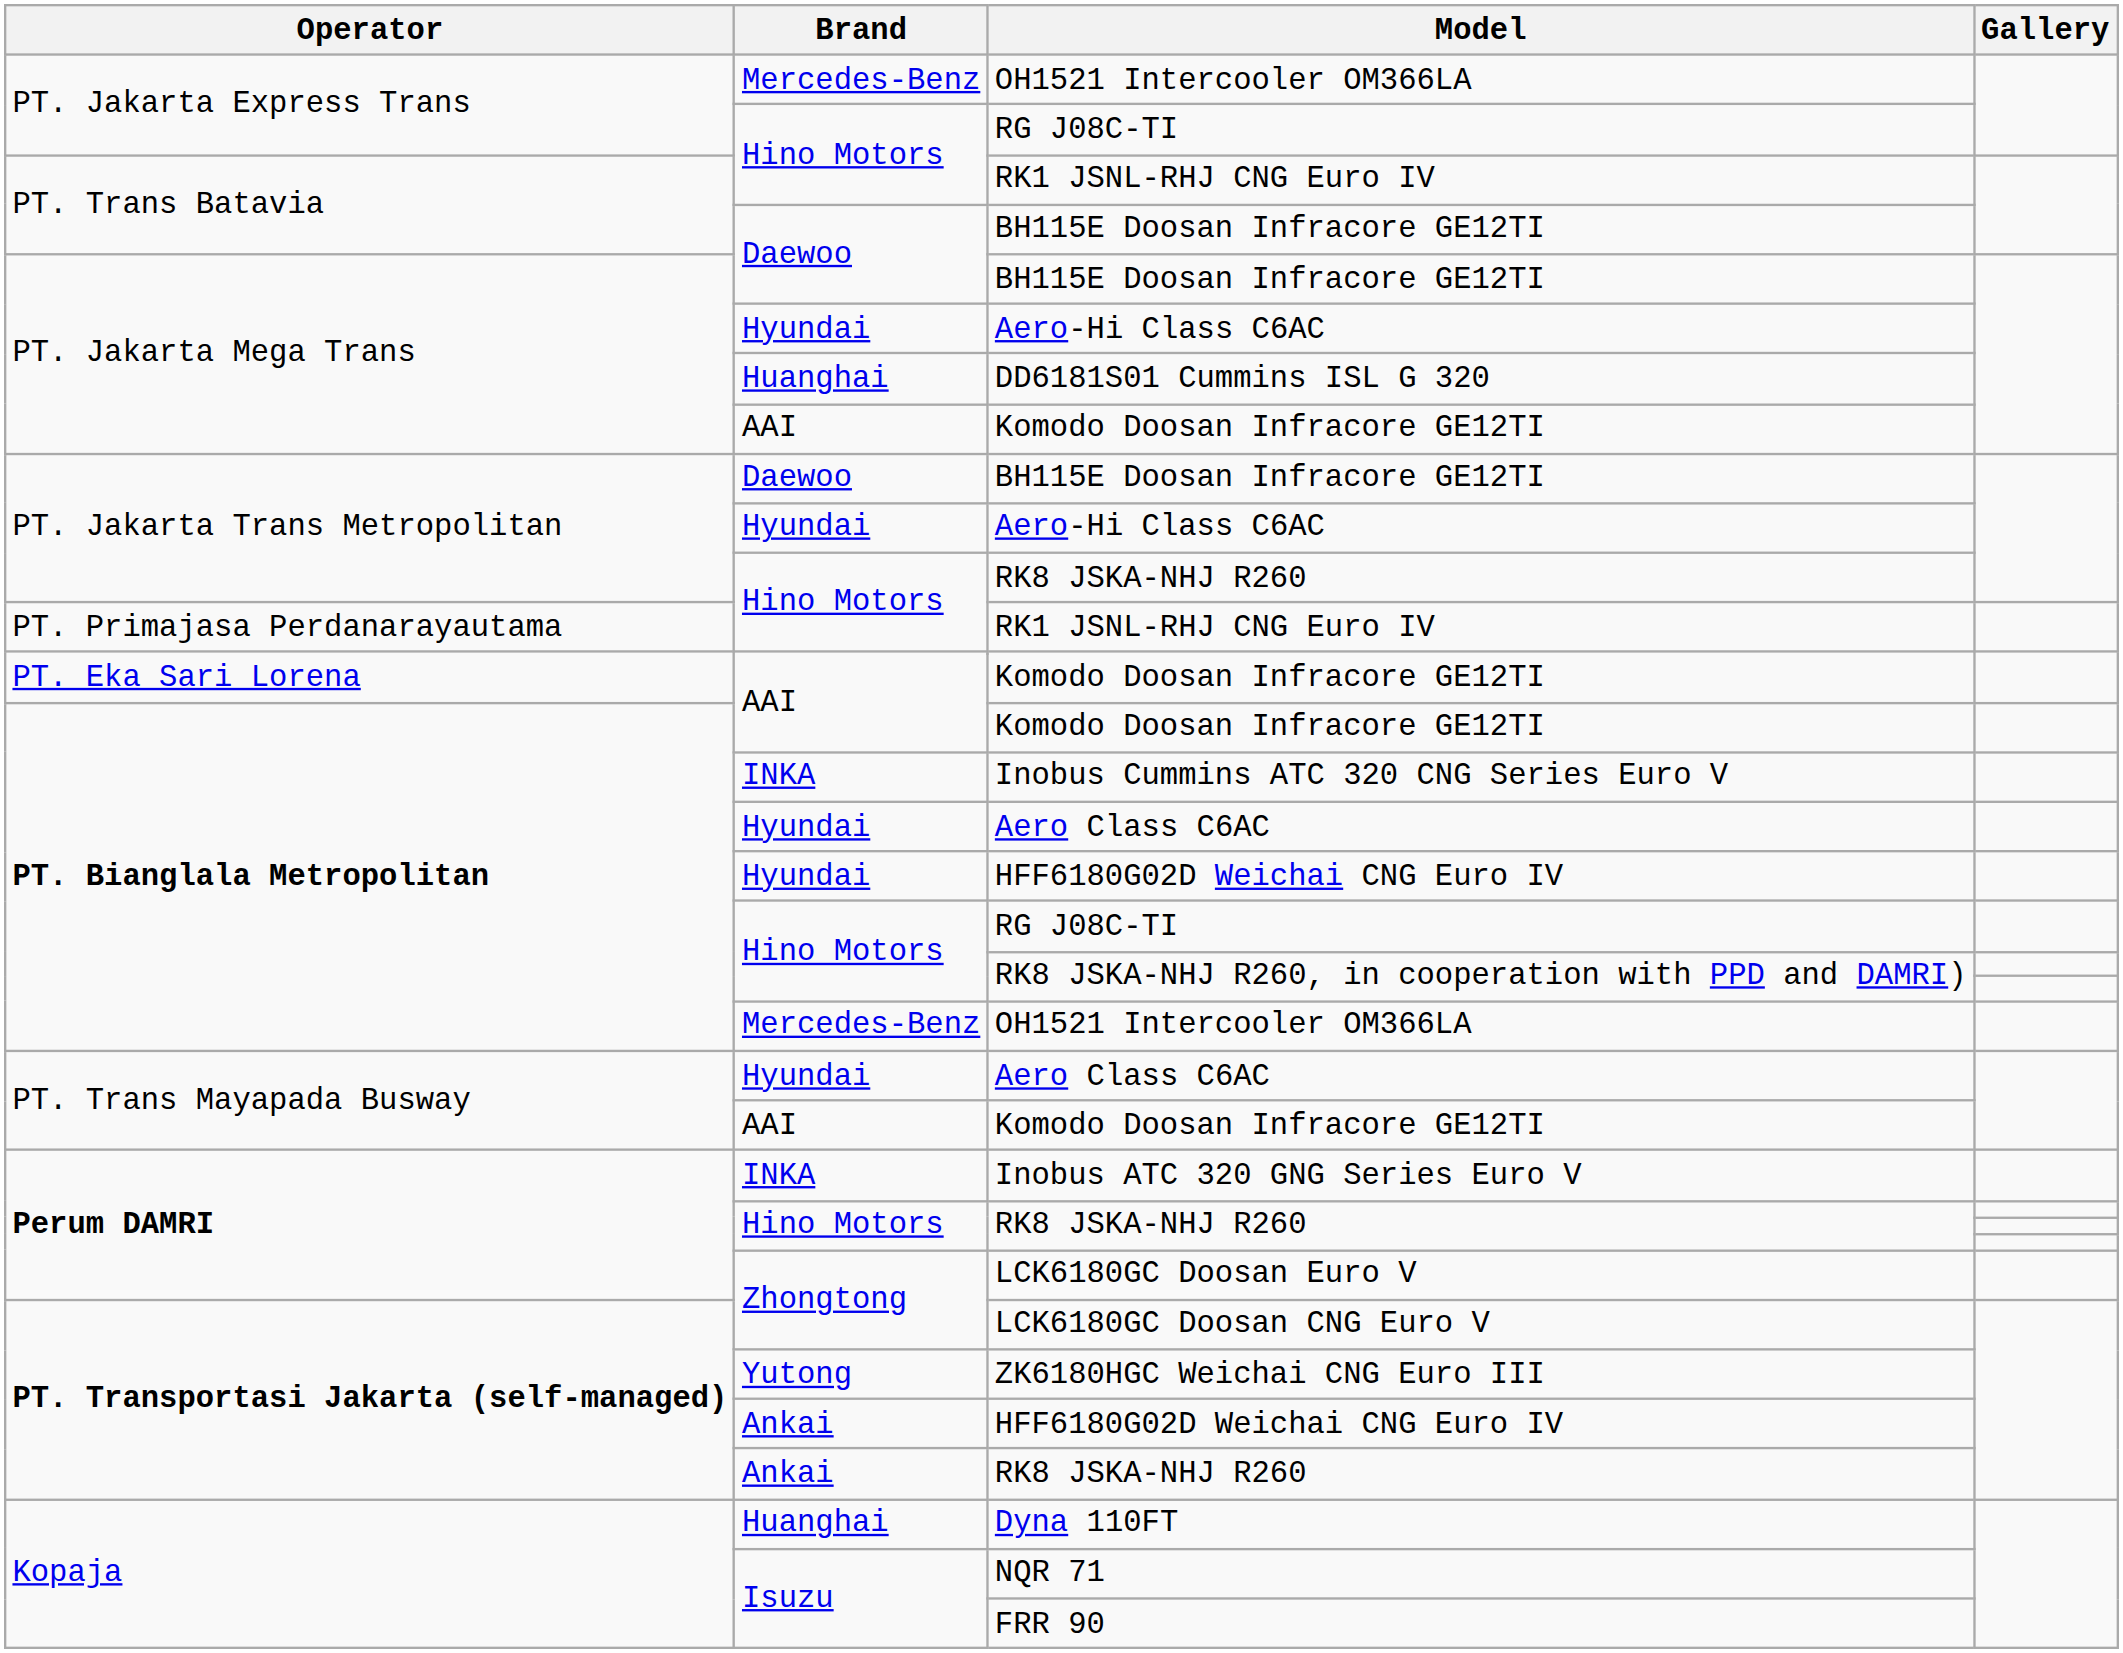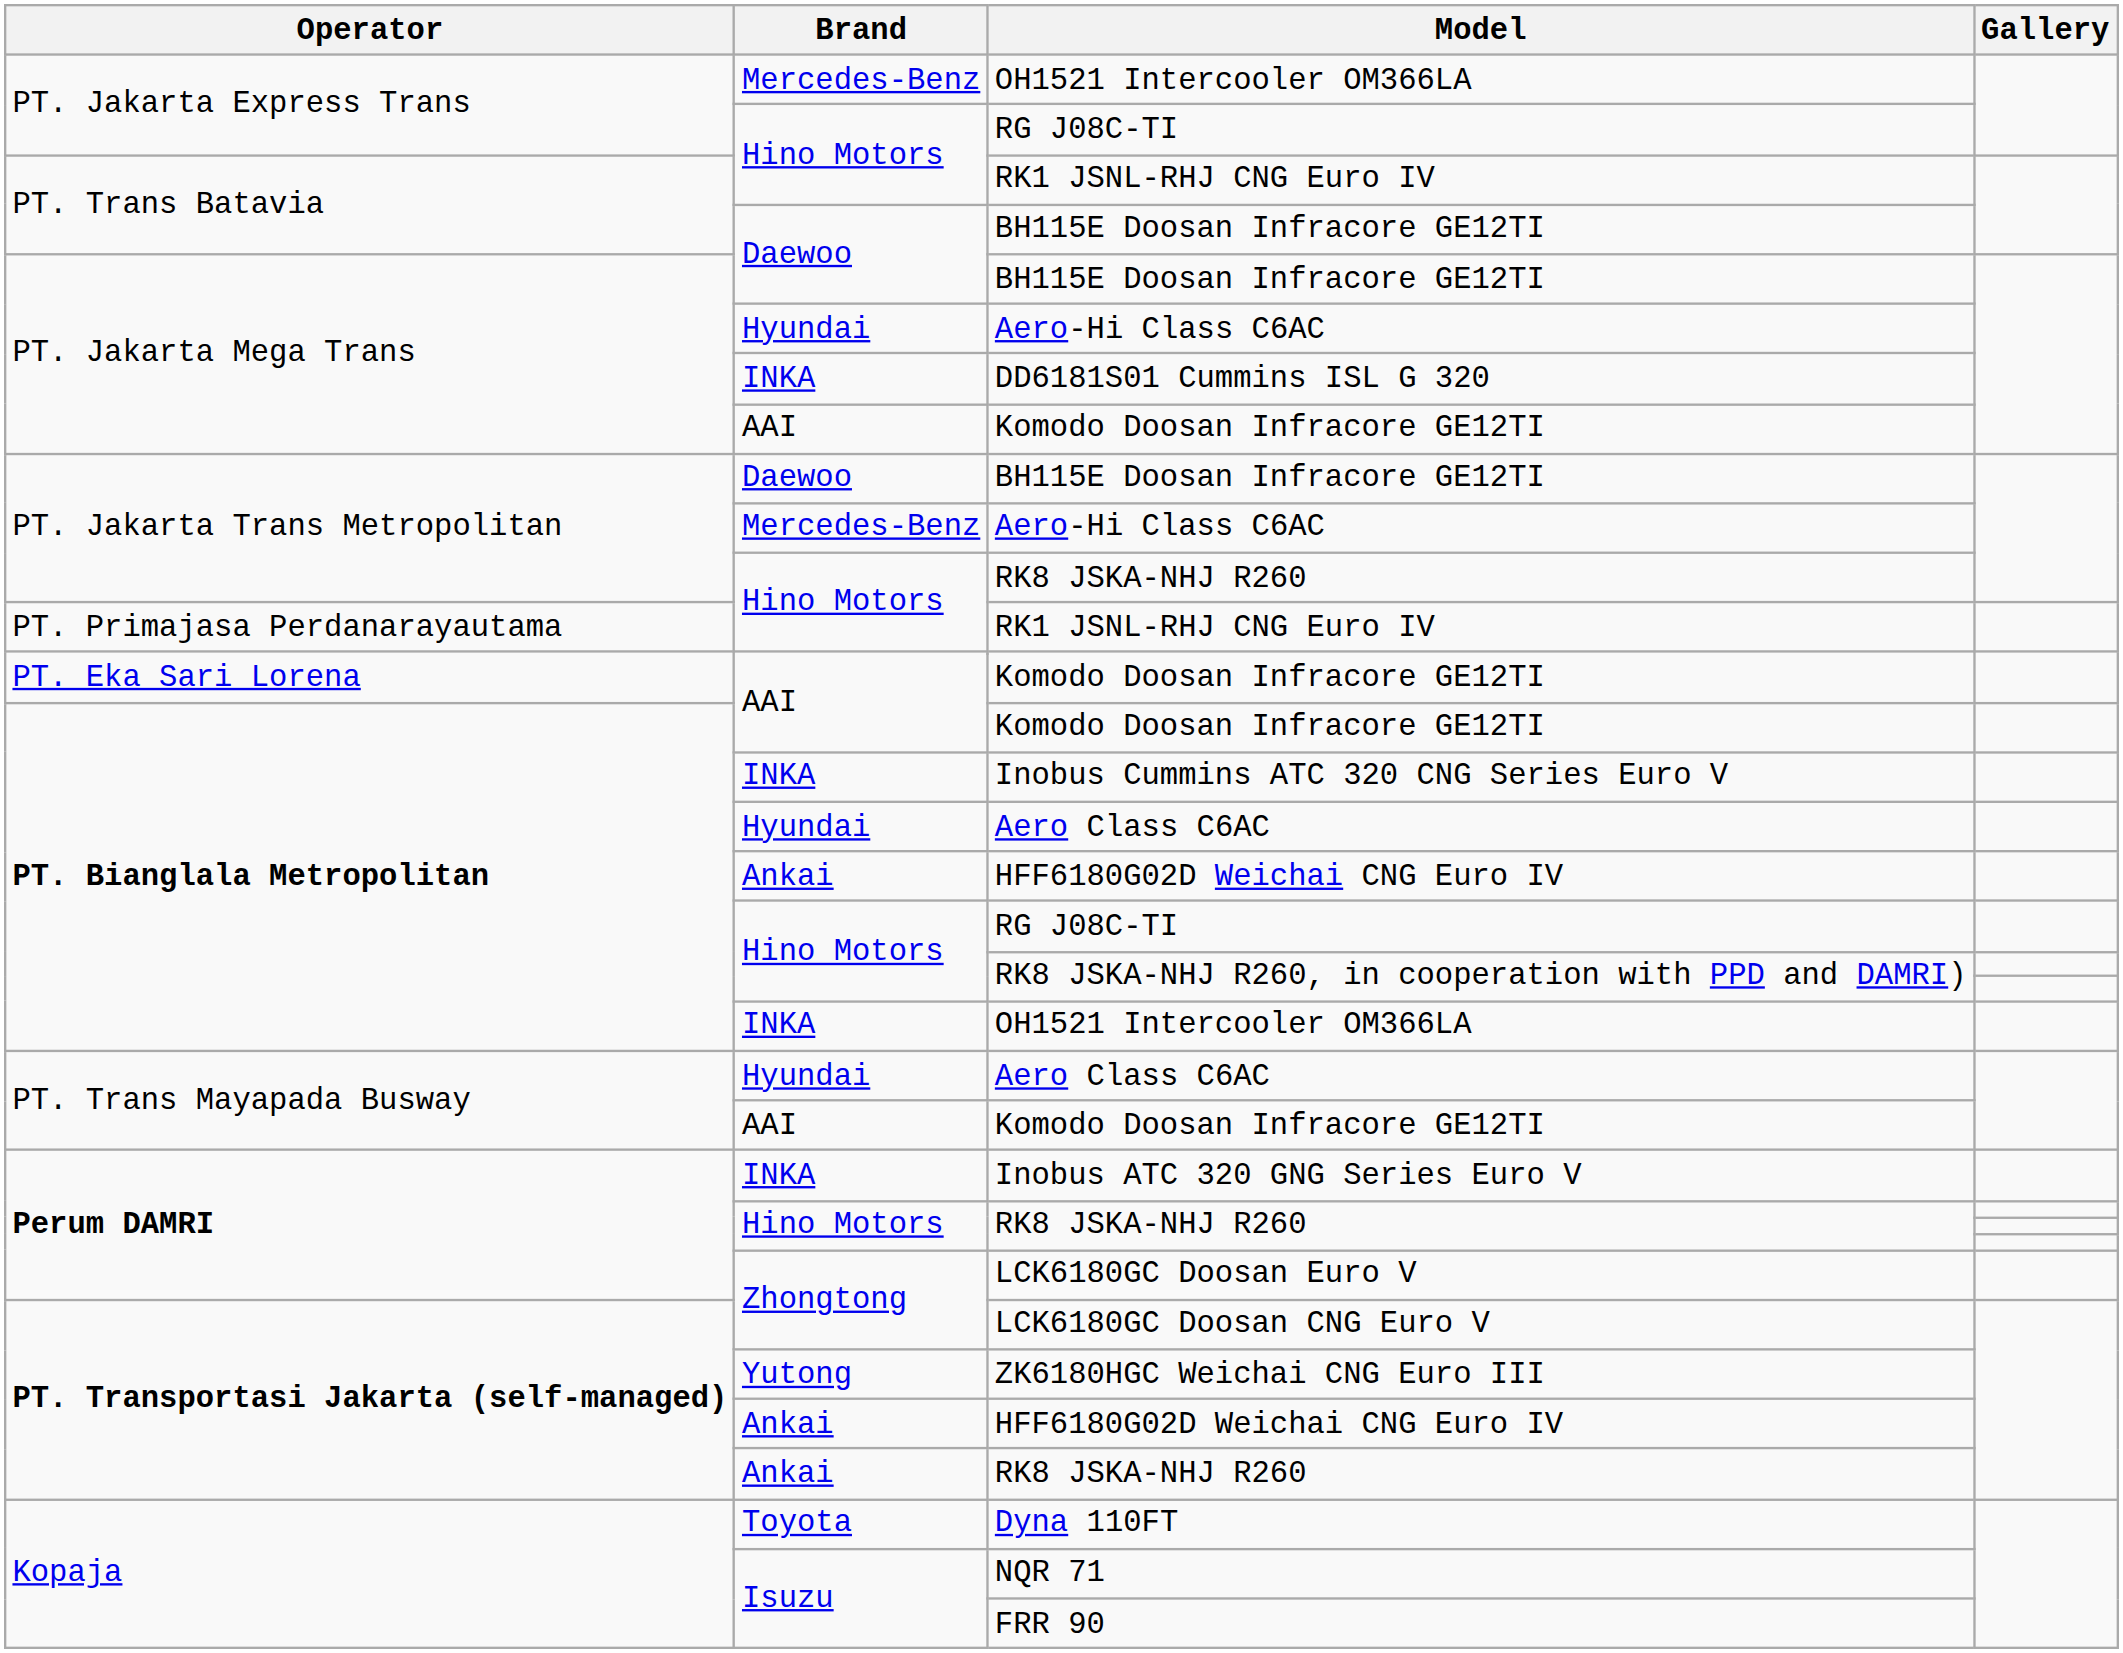(815, 379) Huanghai -> (779, 379) INKA
(806, 528) Hyundai -> (861, 528) Mercedes-Benz
(806, 877) Hyundai -> (788, 877) Ankai
(861, 1026) Mercedes-Benz -> (779, 1026) INKA
(815, 1524) Huanghai -> (797, 1524) Toyota
